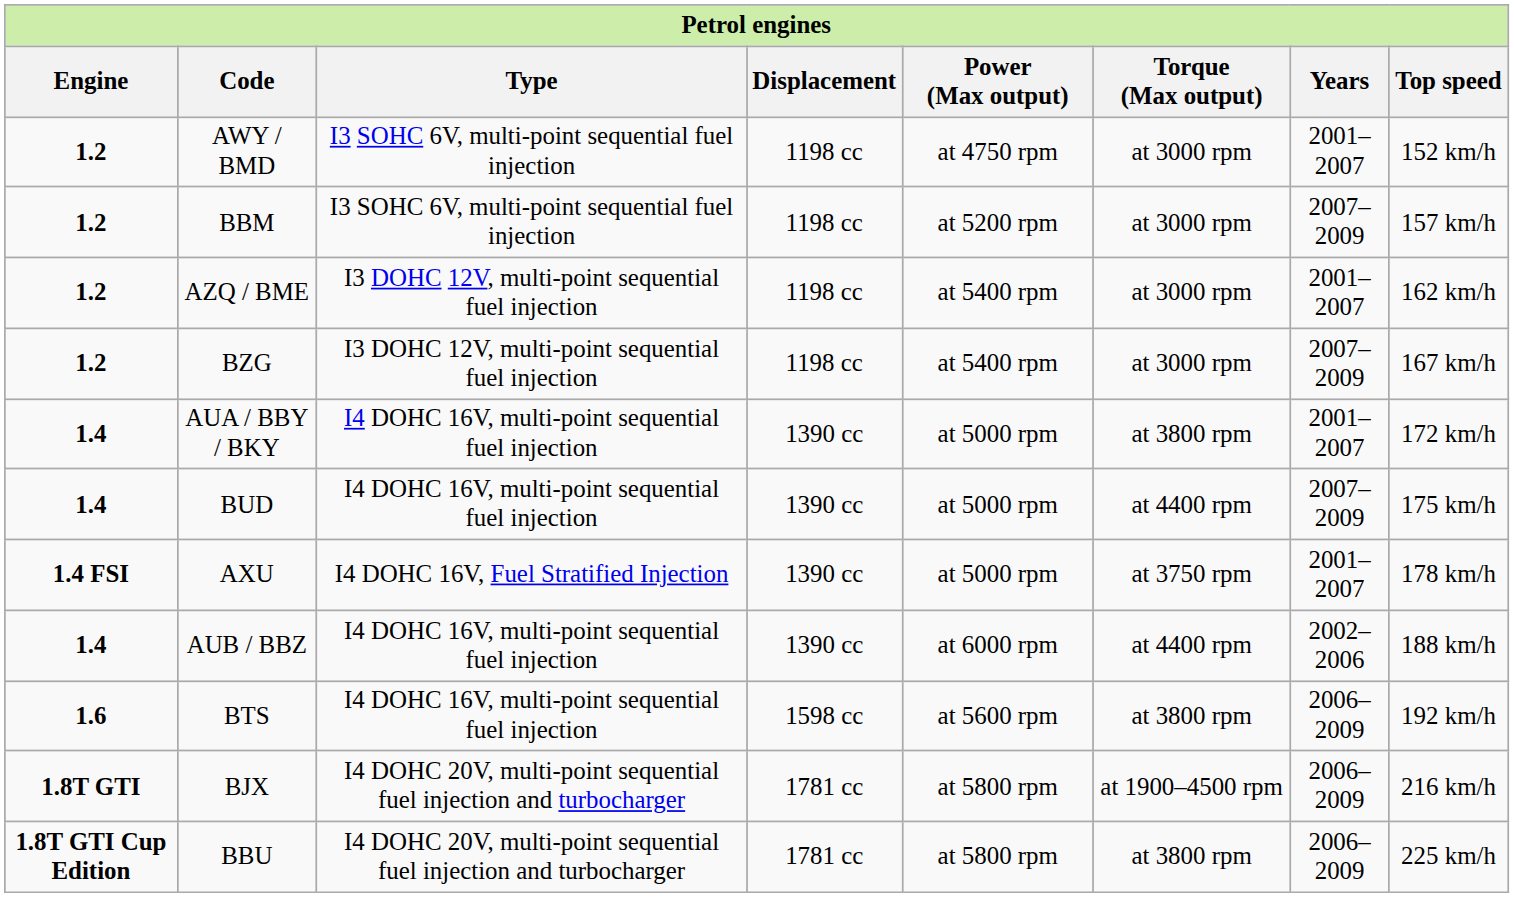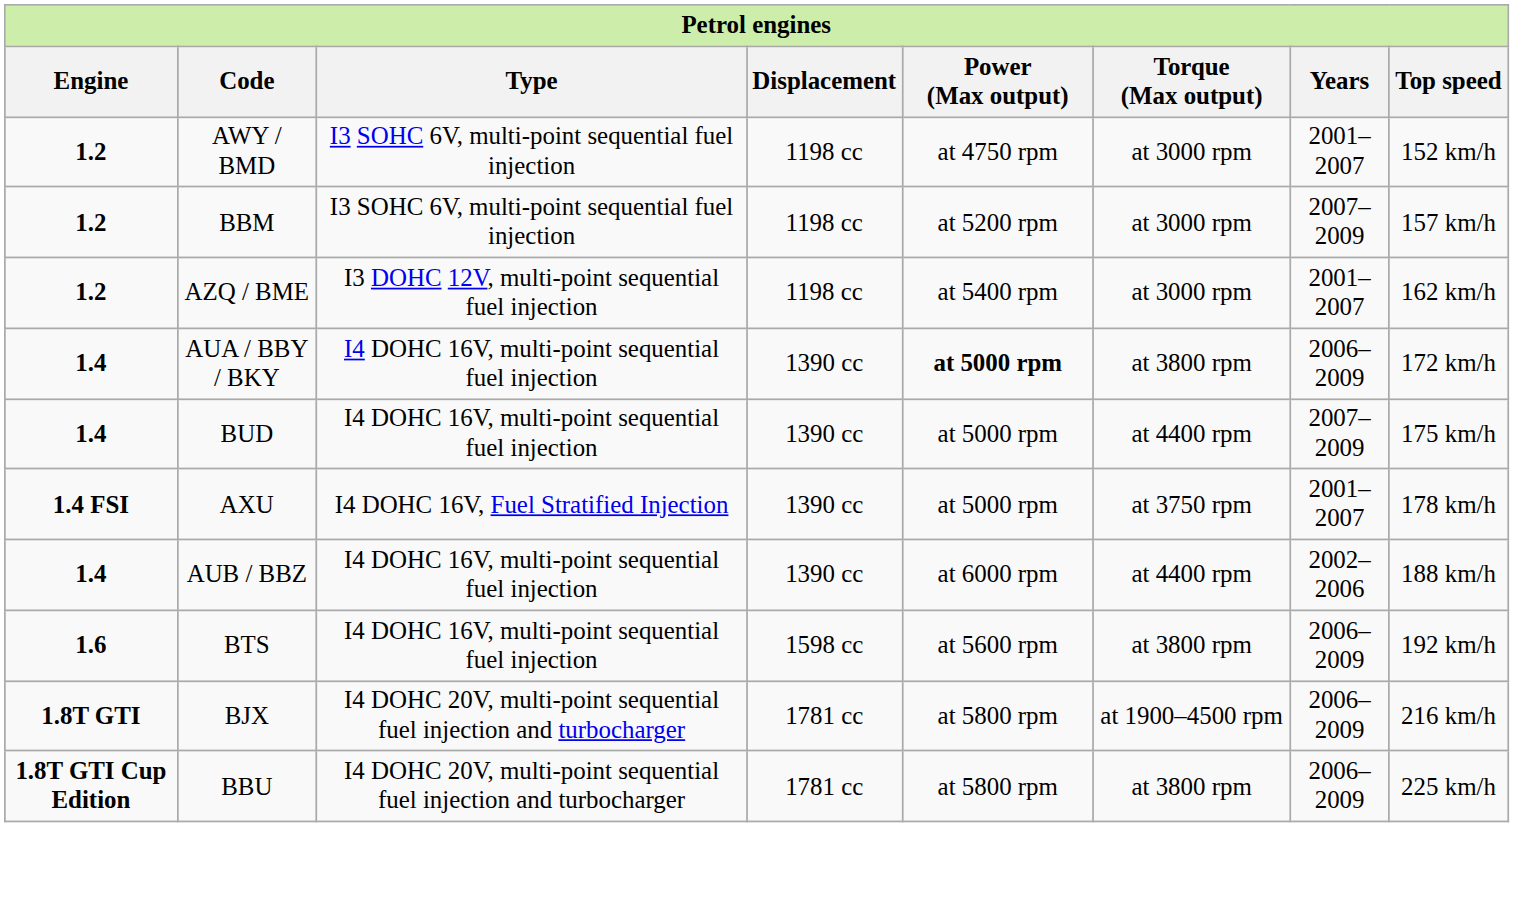- row: (247, 363)
(998, 433) normal -> (998, 363) bold
(1340, 433) 2001–2007 -> (1340, 363) 2006–2009
